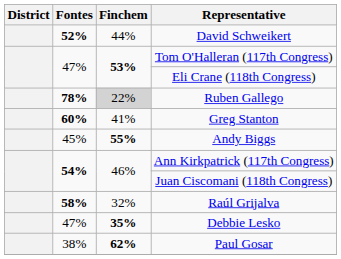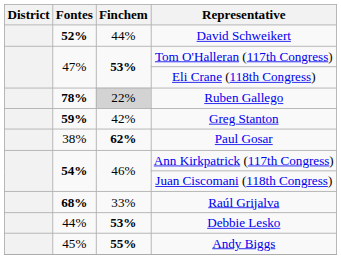(74, 118) 60% -> (74, 118) 59%
(123, 118) 41% -> (123, 118) 42%
rows swapped: (244, 139) <-> (244, 243)
(74, 202) 58% -> (74, 202) 68%
(123, 202) 32% -> (123, 202) 33%
(74, 222) 47% -> (74, 222) 44%
(123, 222) 35% -> (123, 222) 53%
